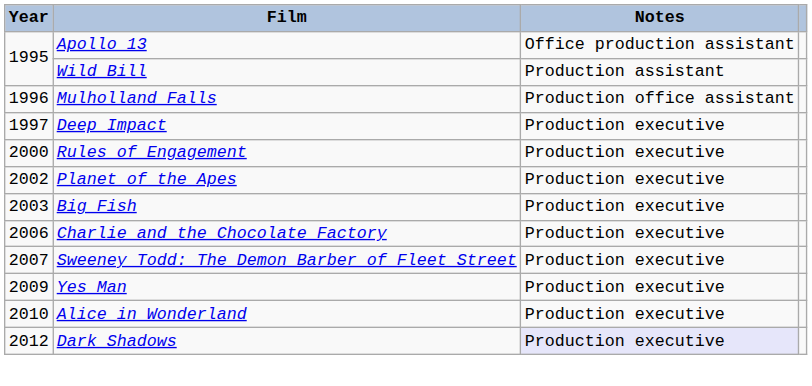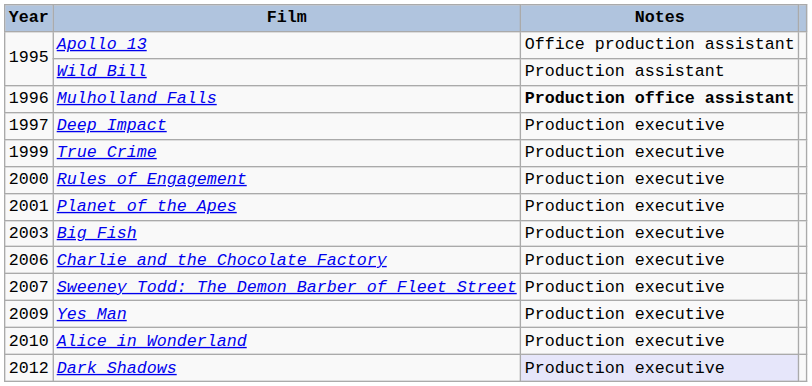(660, 99) normal -> (660, 99) bold
+ row: (107, 153)
(29, 180) 2002 -> (29, 207) 2001
